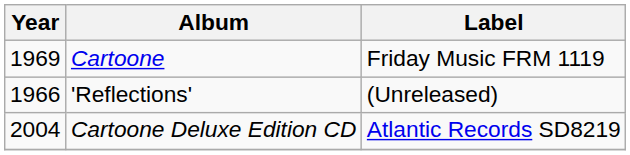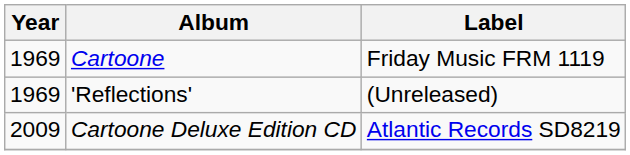(35, 94) 1966 -> (35, 94) 1969
(35, 130) 2004 -> (35, 130) 2009
